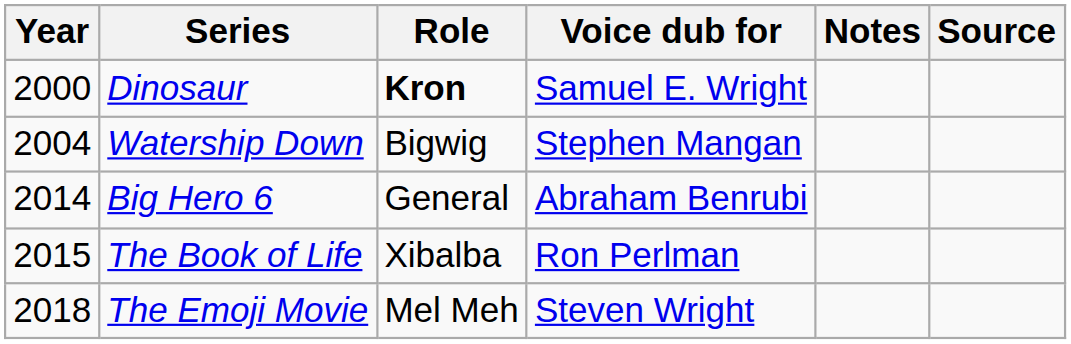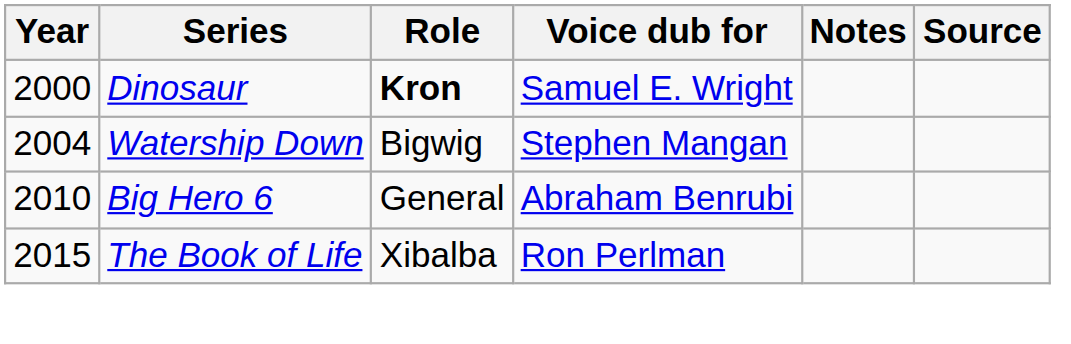(52, 198) 2014 -> (52, 198) 2010
- row: (238, 310)
